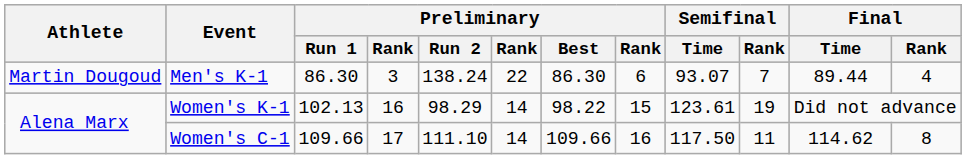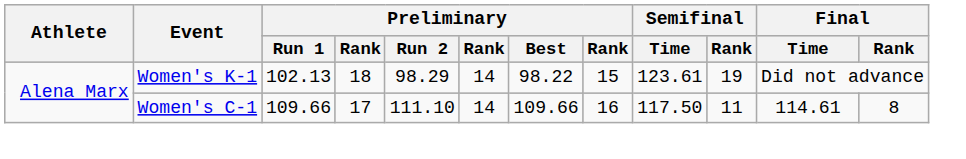- row: (219, 77)
(393, 108) 16 -> (360, 77) 18
(841, 138) 114.62 -> (808, 108) 114.61
